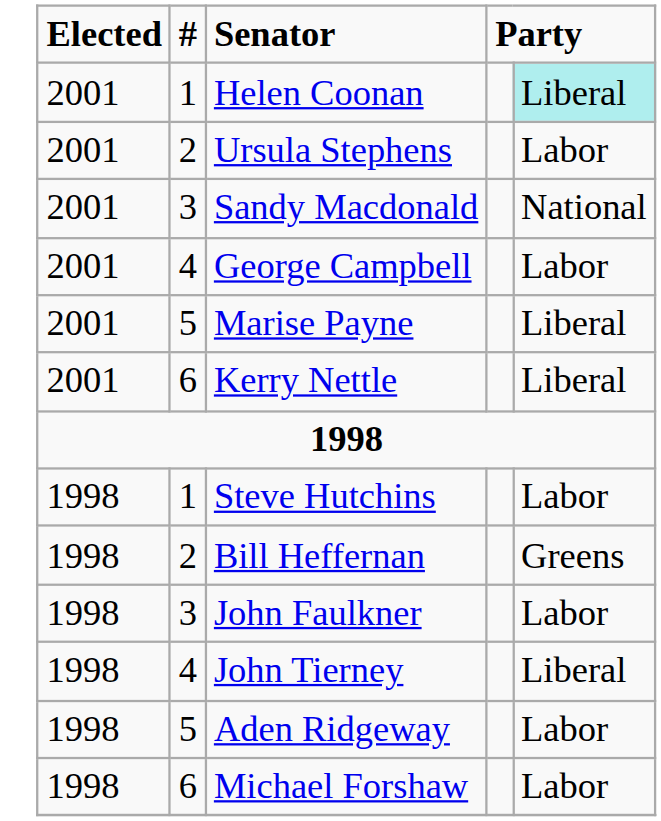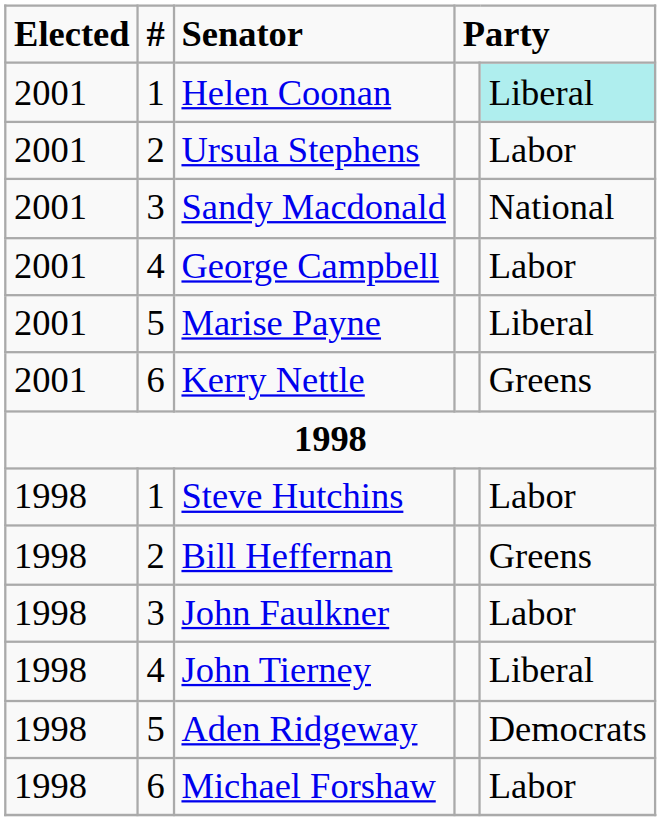(574, 381) Liberal -> (540, 381) Greens
(565, 728) Labor -> (568, 728) Democrats
